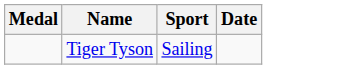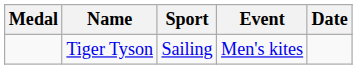+ column: (262, 19)
